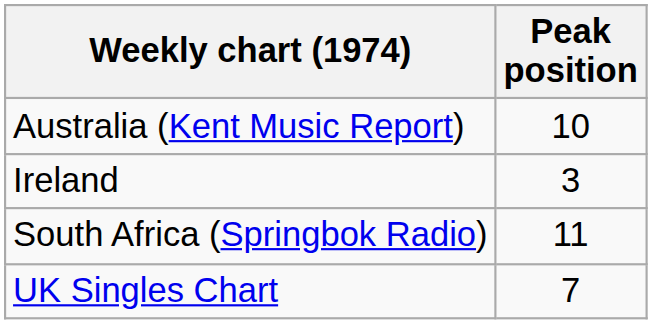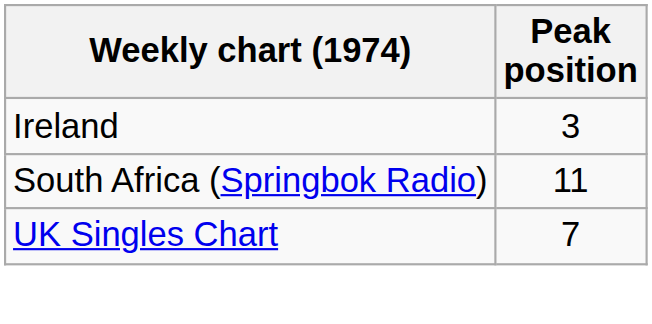- row: (239, 125)
